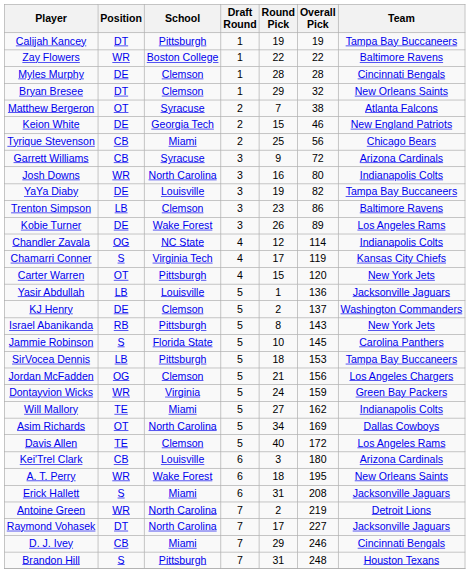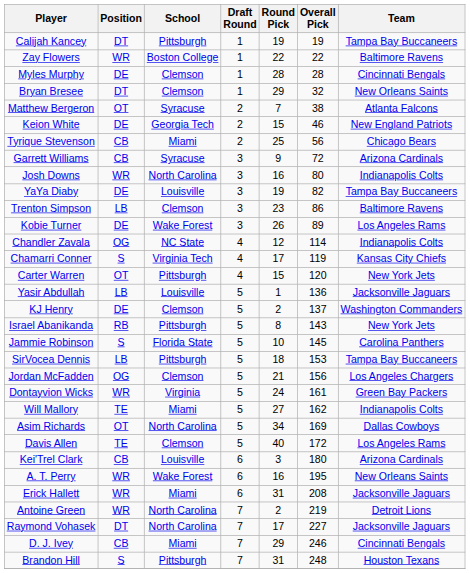(318, 393) 159 -> (318, 393) 161
(278, 476) 18 -> (278, 476) 16
(121, 493) S -> (121, 493) WR
